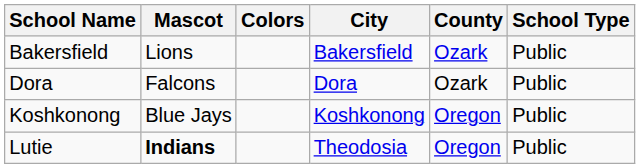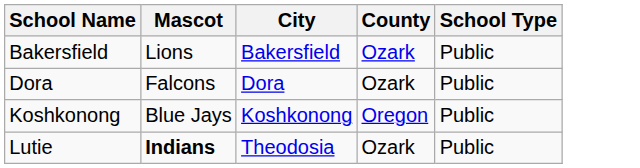- column: (273, 20)
(467, 147) Oregon -> (388, 147) Ozark
